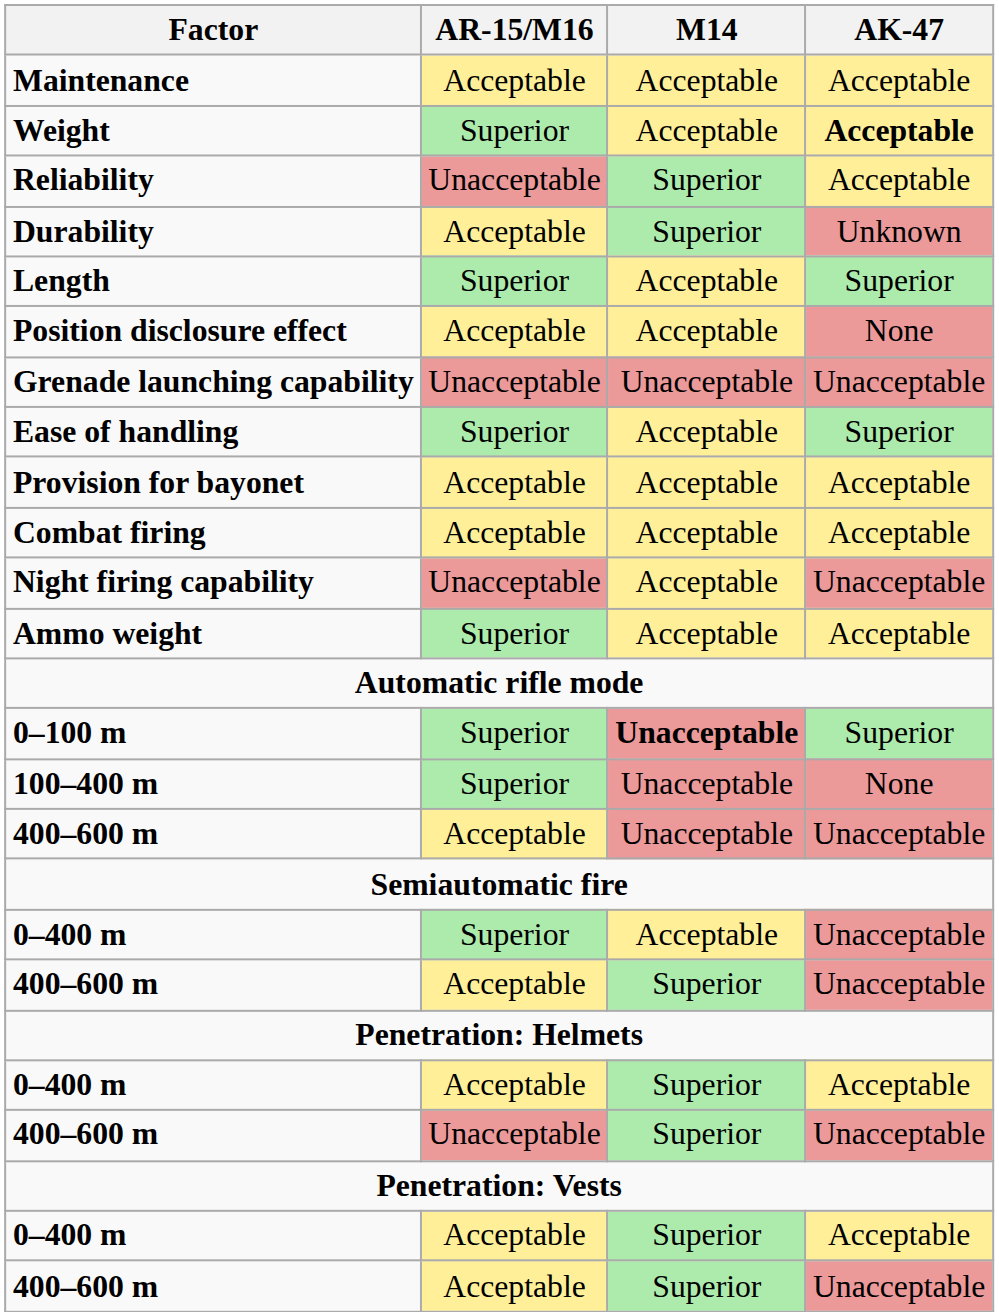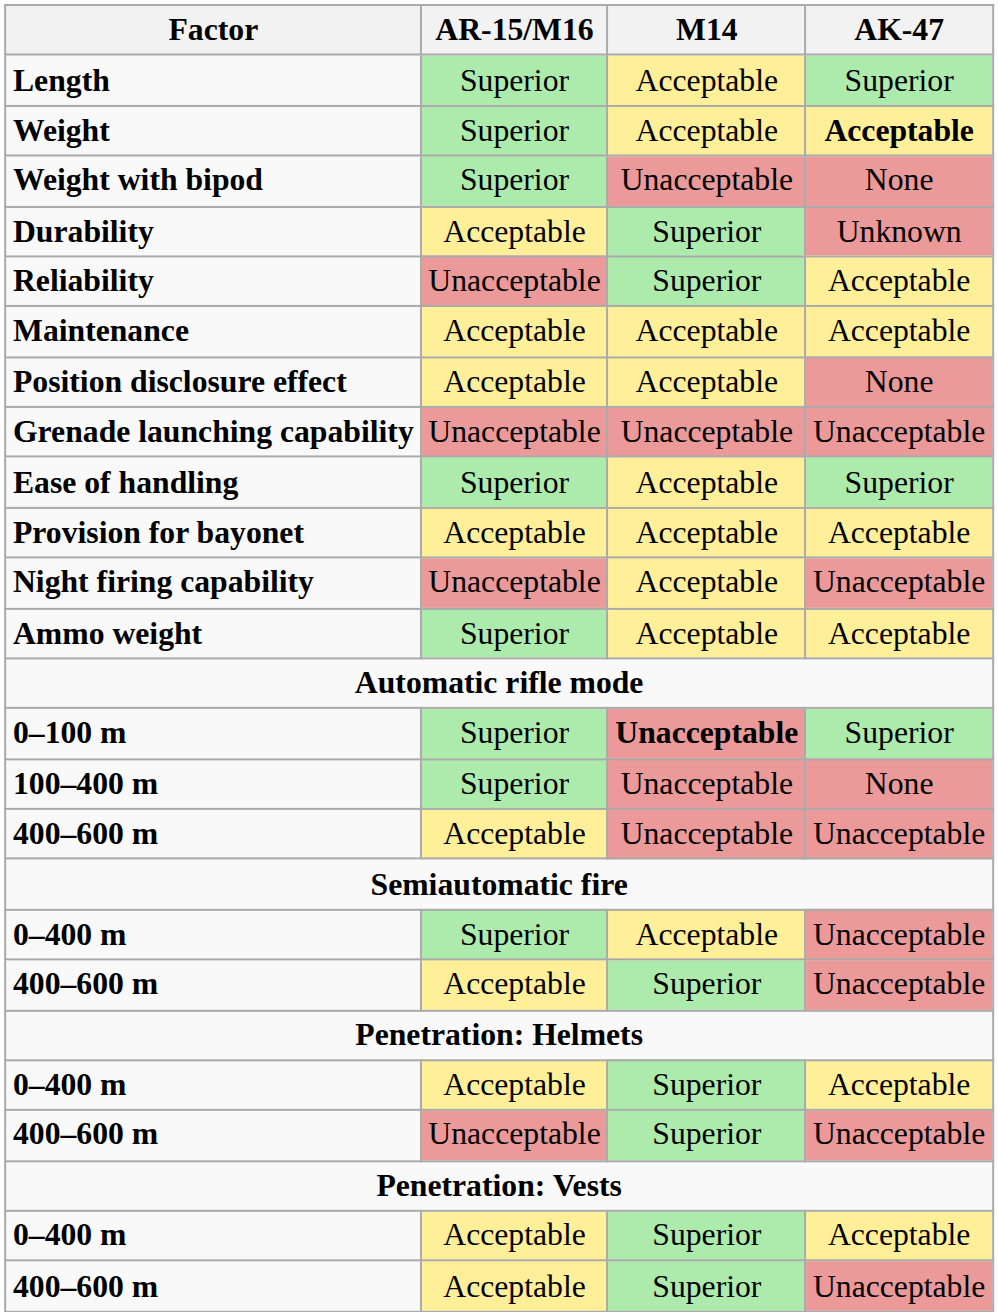rows swapped: (61, 280) <-> (101, 79)
+ row: (138, 180)
rows swapped: (83, 180) <-> (83, 230)
- row: (109, 532)
